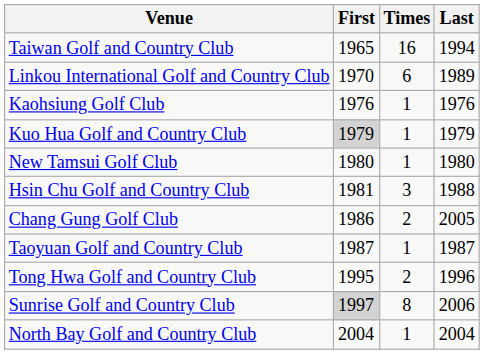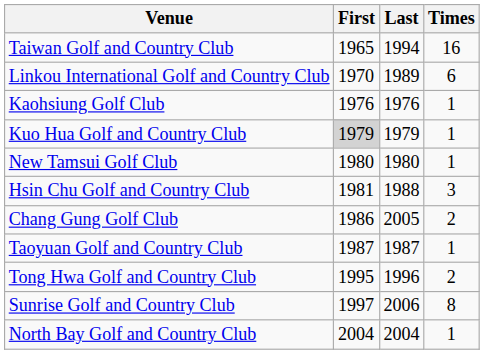columns swapped: (457, 18) <-> (407, 18)
(356, 305) lightgrey background -> (356, 305) no background
